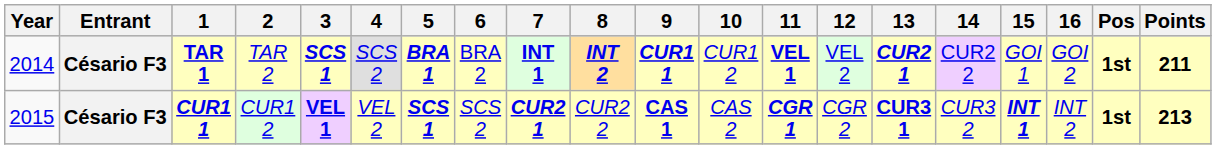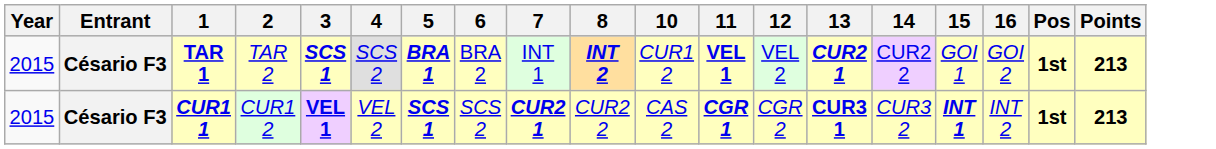- column: (667, 20)
(32, 63) 2014 -> (32, 63) 2015
(538, 63) bold -> (538, 63) normal
(1175, 63) 211 -> (1111, 63) 213
